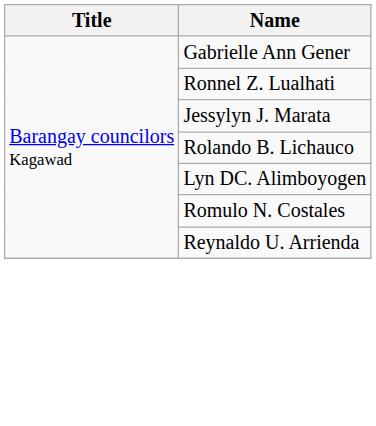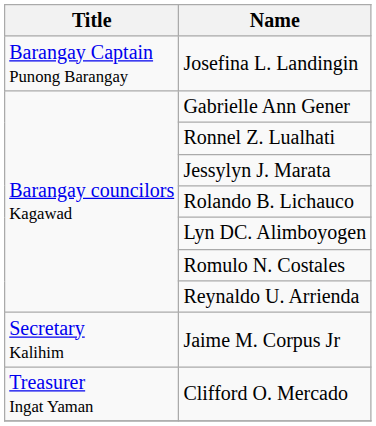+ row: (271, 63)
+ row: (262, 339)
+ row: (266, 393)
